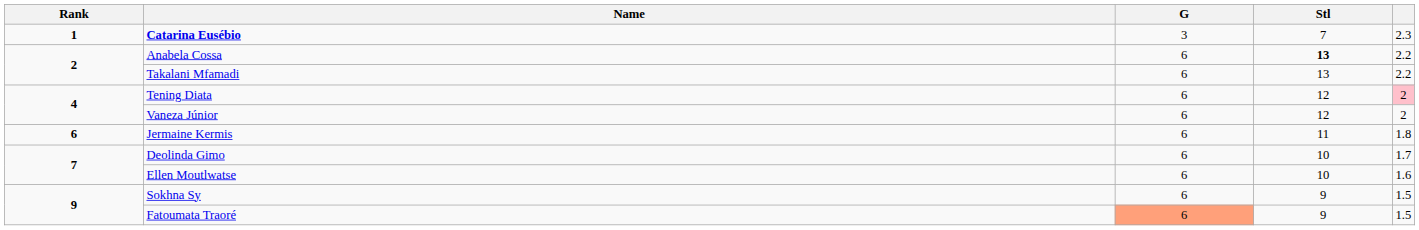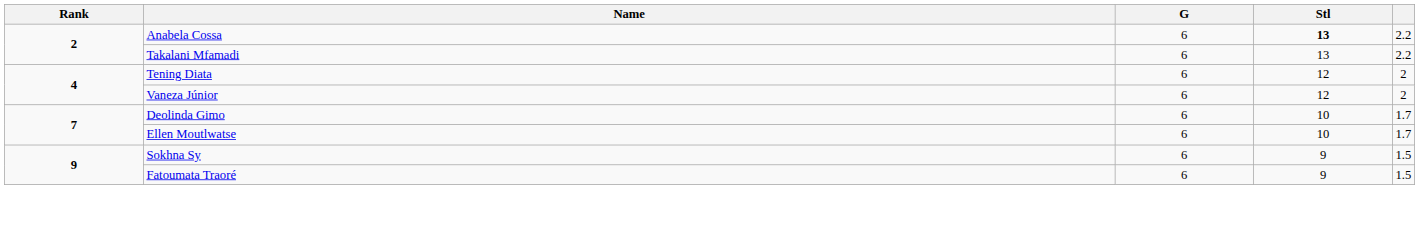- row: (194, 34)
(1403, 94) pink background -> (1403, 74) no background
- row: (189, 134)
(1403, 174) 1.6 -> (1403, 134) 1.7
(1184, 214) lightsalmon background -> (1184, 174) no background
